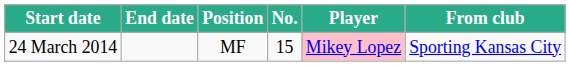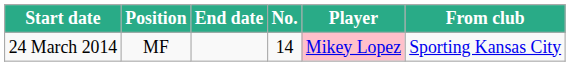columns swapped: (160, 18) <-> (233, 18)
(285, 46) 15 -> (285, 46) 14
